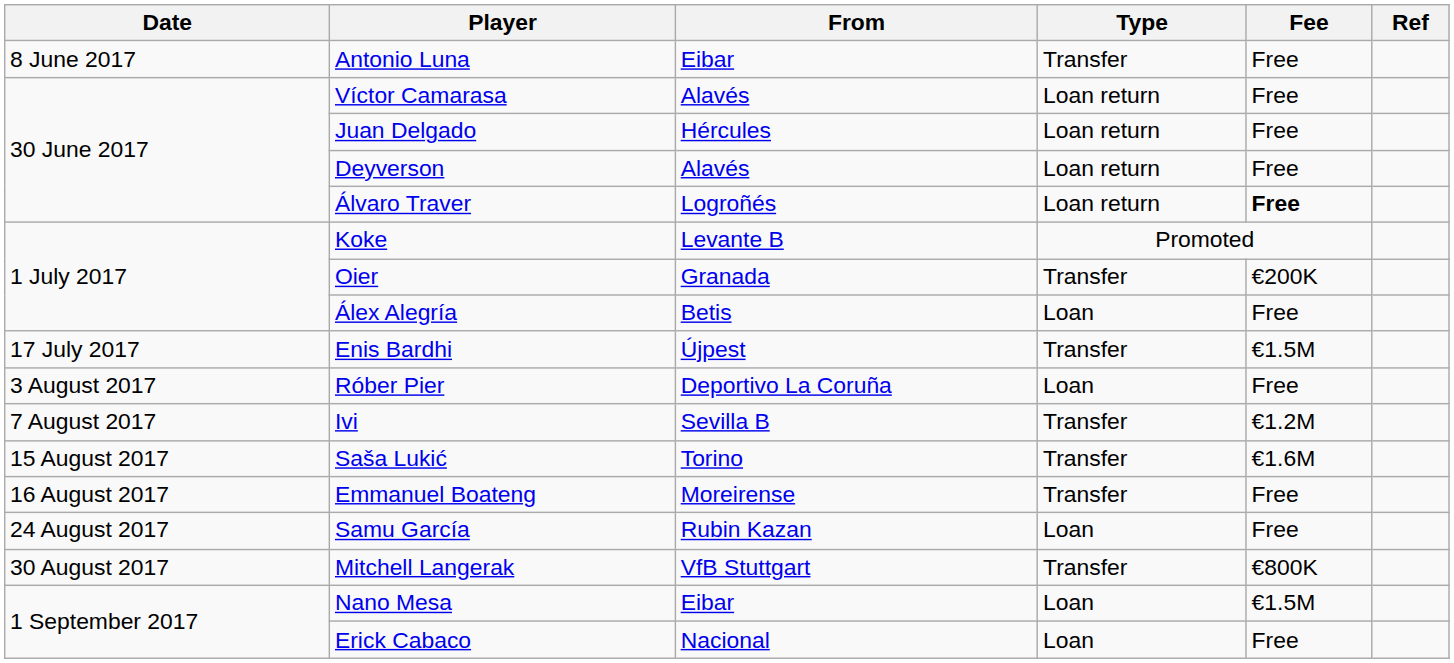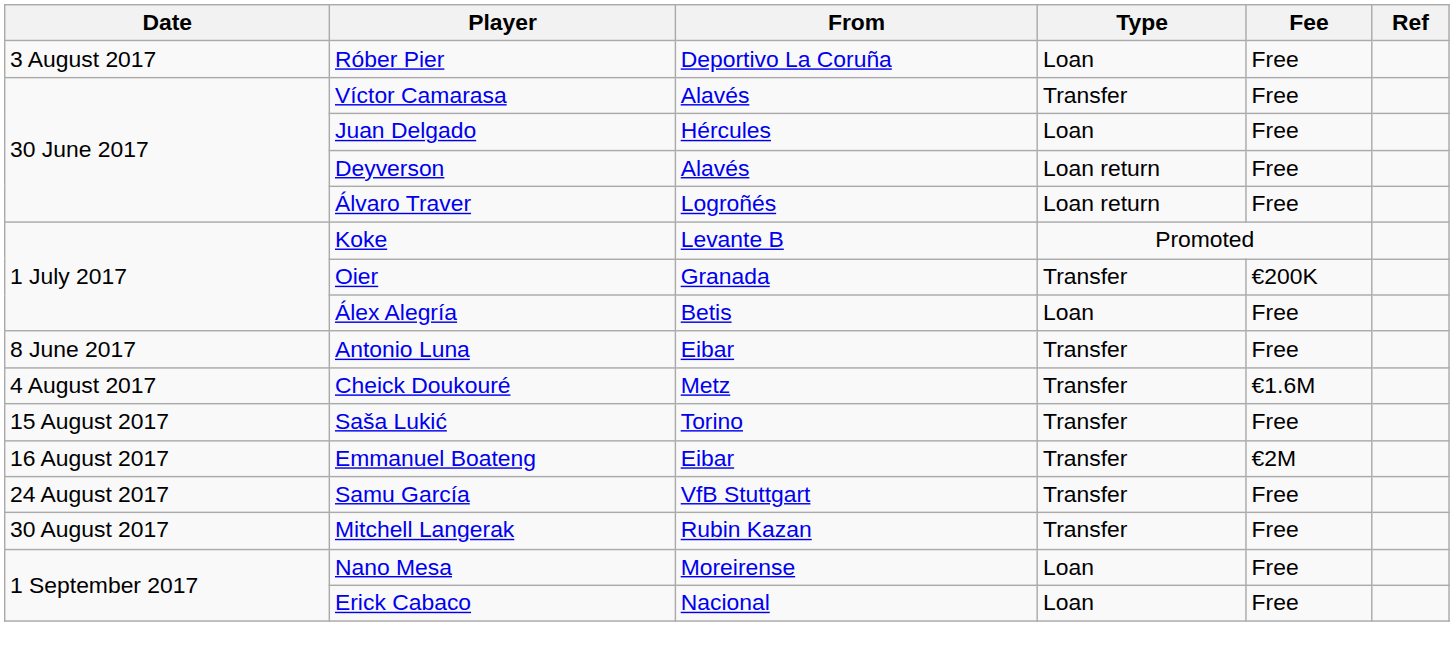rows swapped: (402, 58) <-> (390, 385)
(1102, 95) Loan return -> (1085, 95) Transfer
(1102, 131) Loan return -> (1069, 131) Loan
(1276, 204) bold -> (1275, 204) normal
- row: (393, 349)
+ row: (423, 385)
- row: (346, 421)
(1283, 458) €1.6M -> (1275, 421) Free
(738, 494) Moreirense -> (707, 458) Eibar
(1275, 494) Free -> (1274, 458) €2M
(746, 530) Rubin Kazan -> (746, 494) VfB Stuttgart
(1069, 530) Loan -> (1085, 494) Transfer
(746, 566) VfB Stuttgart -> (746, 530) Rubin Kazan
(1285, 566) €800K -> (1275, 530) Free
(707, 603) Eibar -> (738, 566) Moreirense
(1283, 603) €1.5M -> (1275, 566) Free
